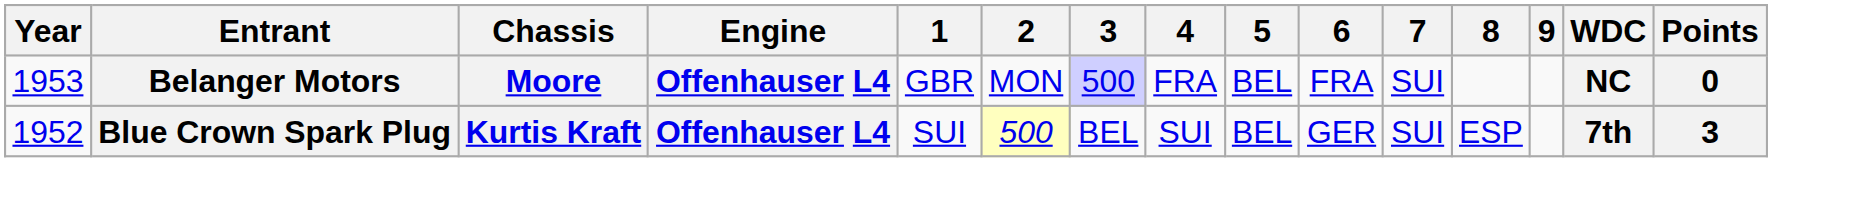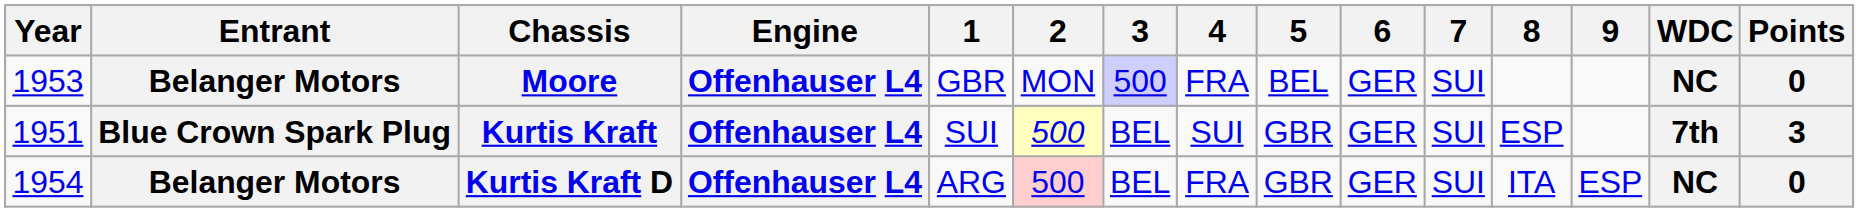(1342, 81) FRA -> (1382, 81) GER
(48, 132) 1952 -> (48, 132) 1951
(1262, 132) BEL -> (1298, 132) GBR
+ row: (569, 182)
